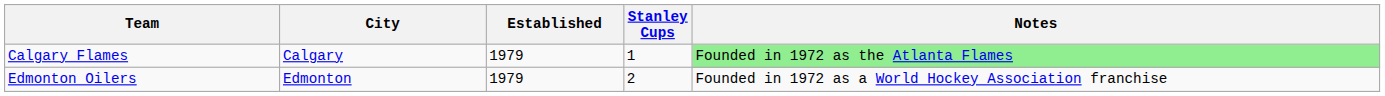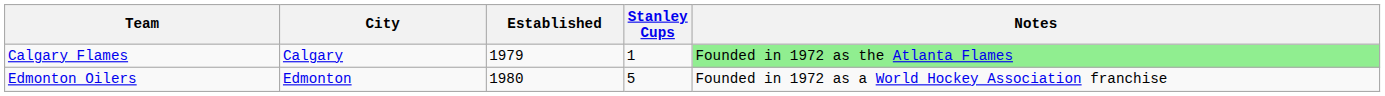(506, 79) 1979 -> (506, 79) 1980
(631, 79) 2 -> (631, 79) 5
